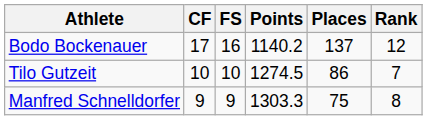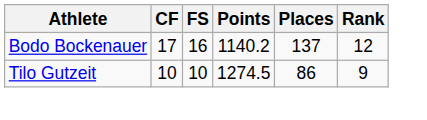(396, 74) 7 -> (363, 74) 9
- row: (94, 101)
